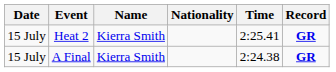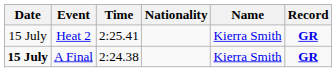columns swapped: (131, 14) <-> (260, 14)
(27, 56) normal -> (28, 56) bold
